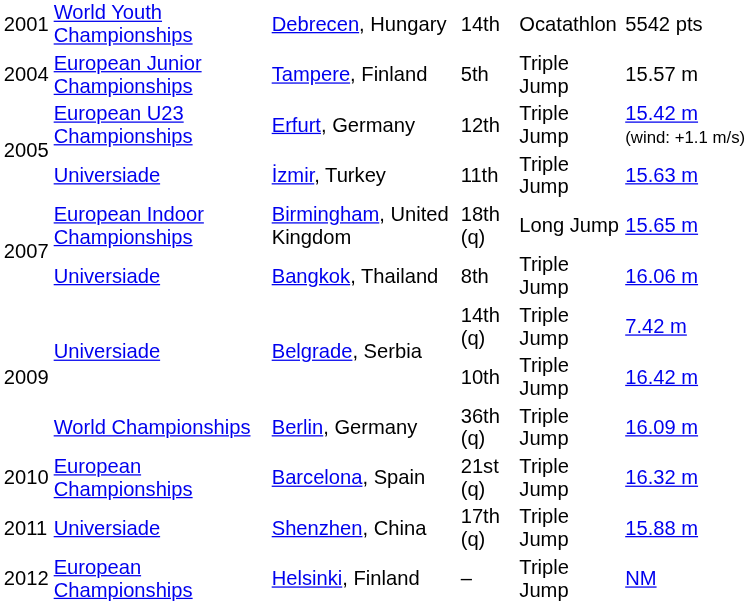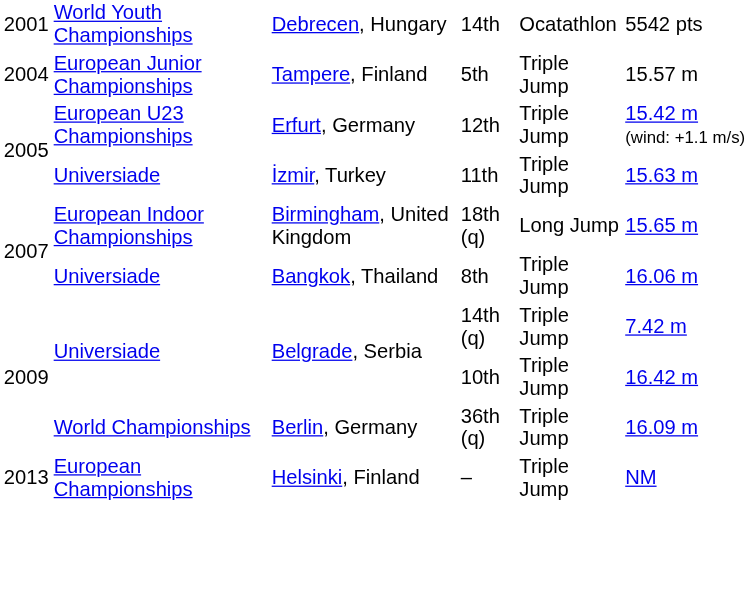- row: (480, 477)
- row: (480, 528)
(26, 578) 2012 -> (26, 477) 2013
